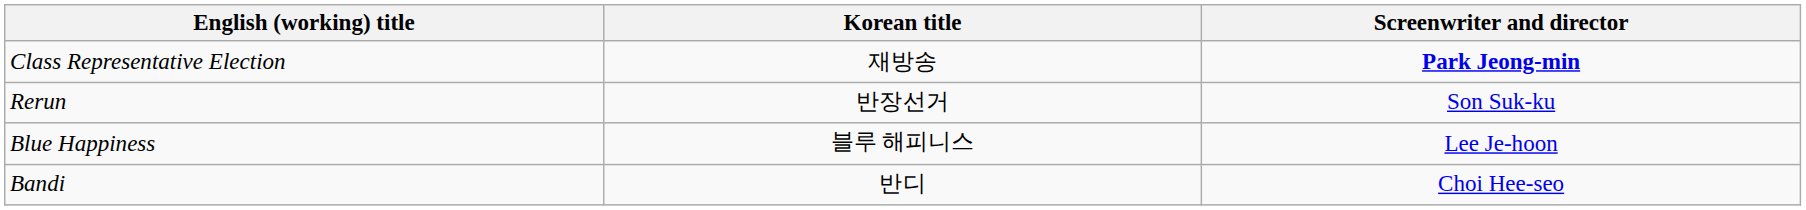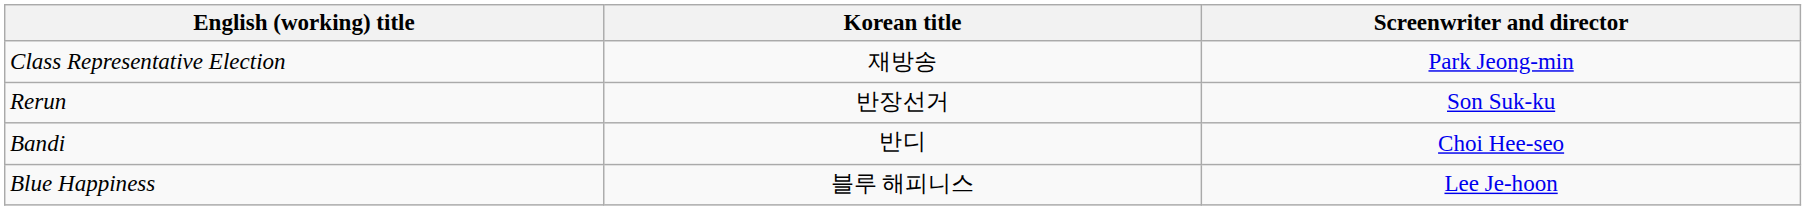(1501, 61) bold -> (1501, 61) normal
rows swapped: (38, 184) <-> (83, 143)
